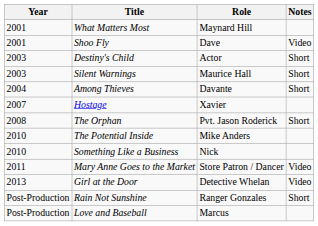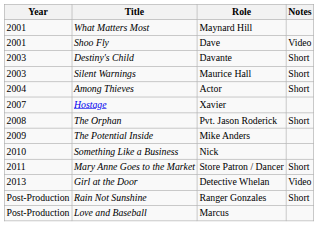(211, 58) Actor -> (216, 58) Davante
(216, 89) Davante -> (211, 89) Actor
(16, 136) 2010 -> (16, 136) 2009
(300, 167) Video -> (299, 167) Short
